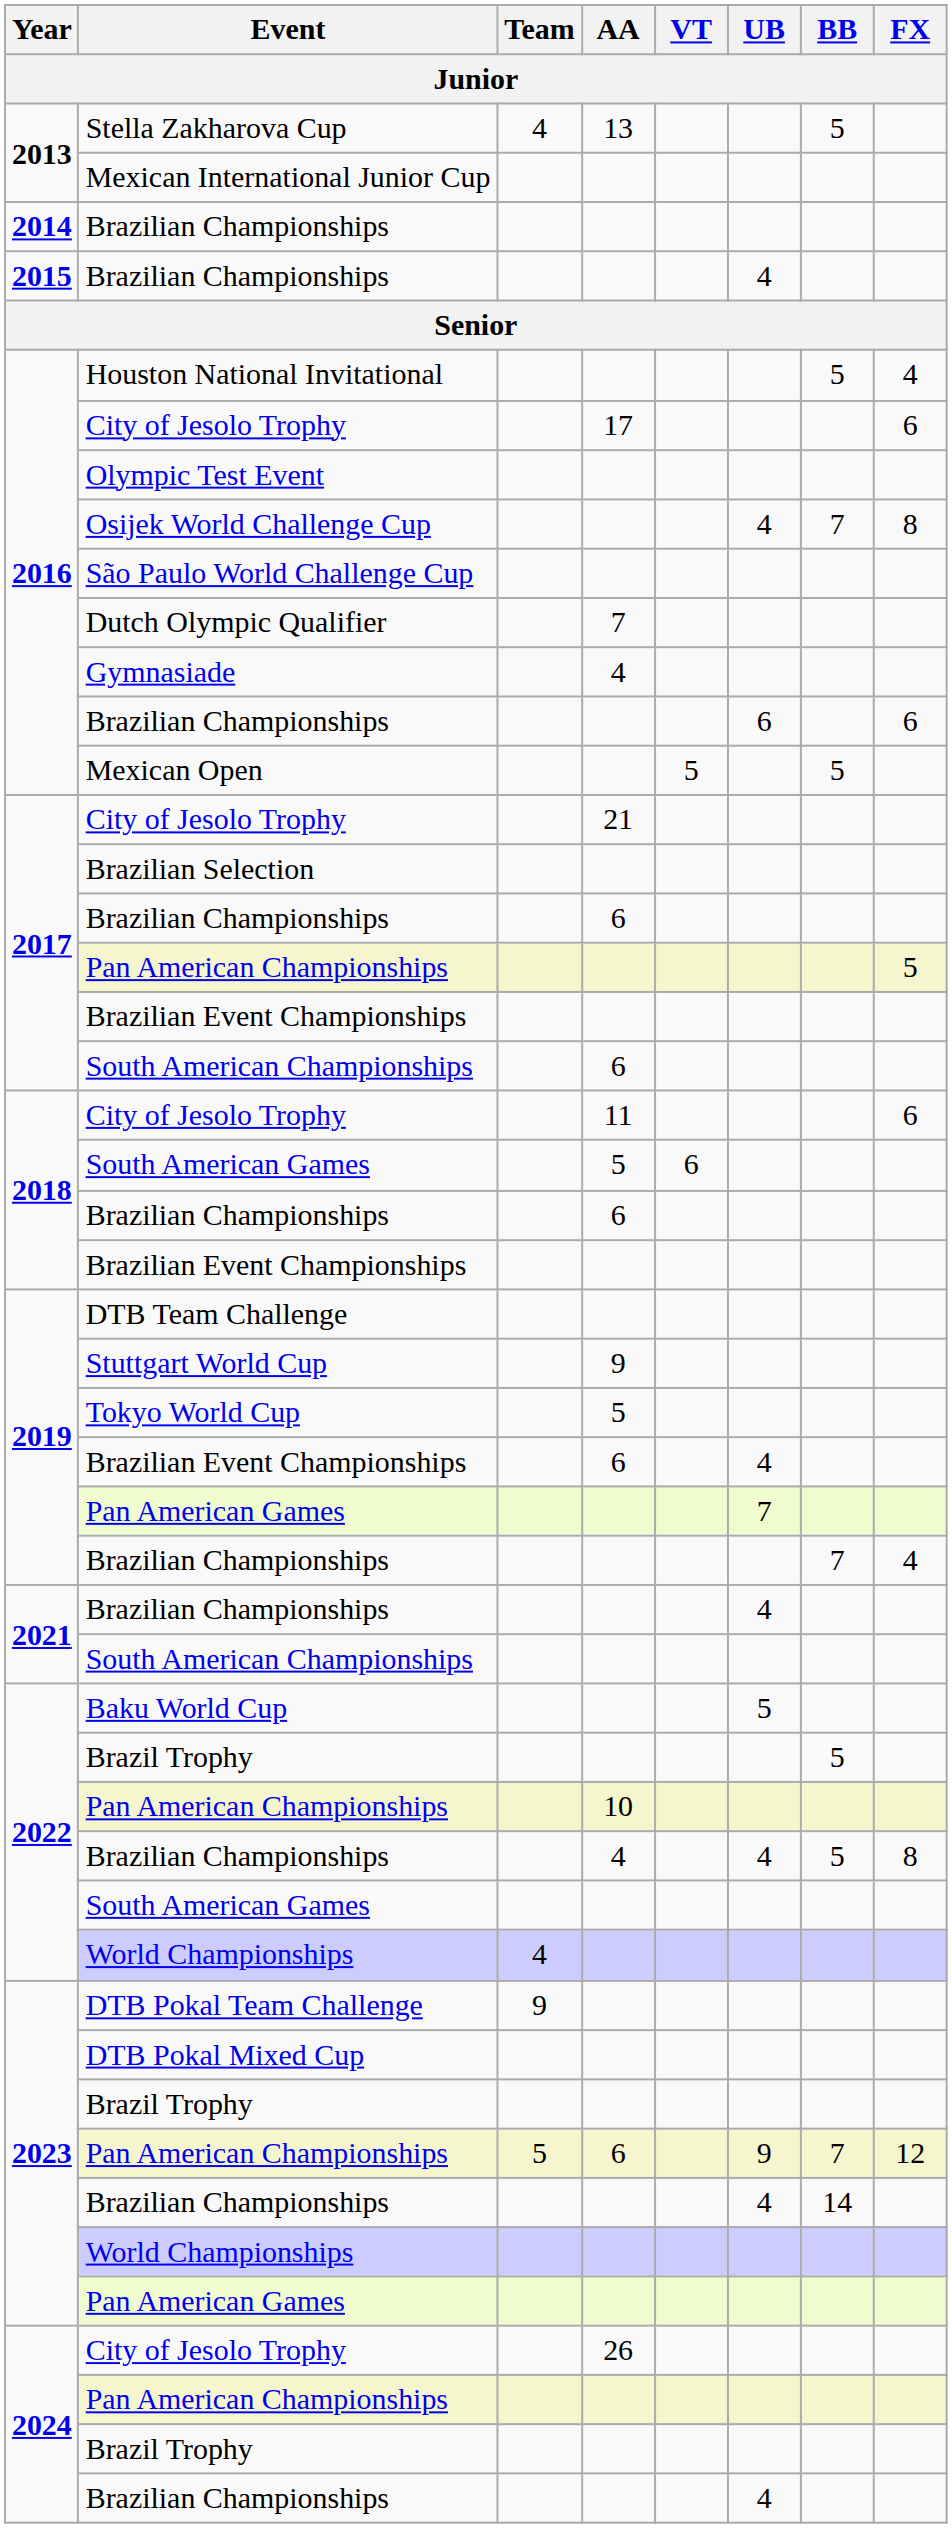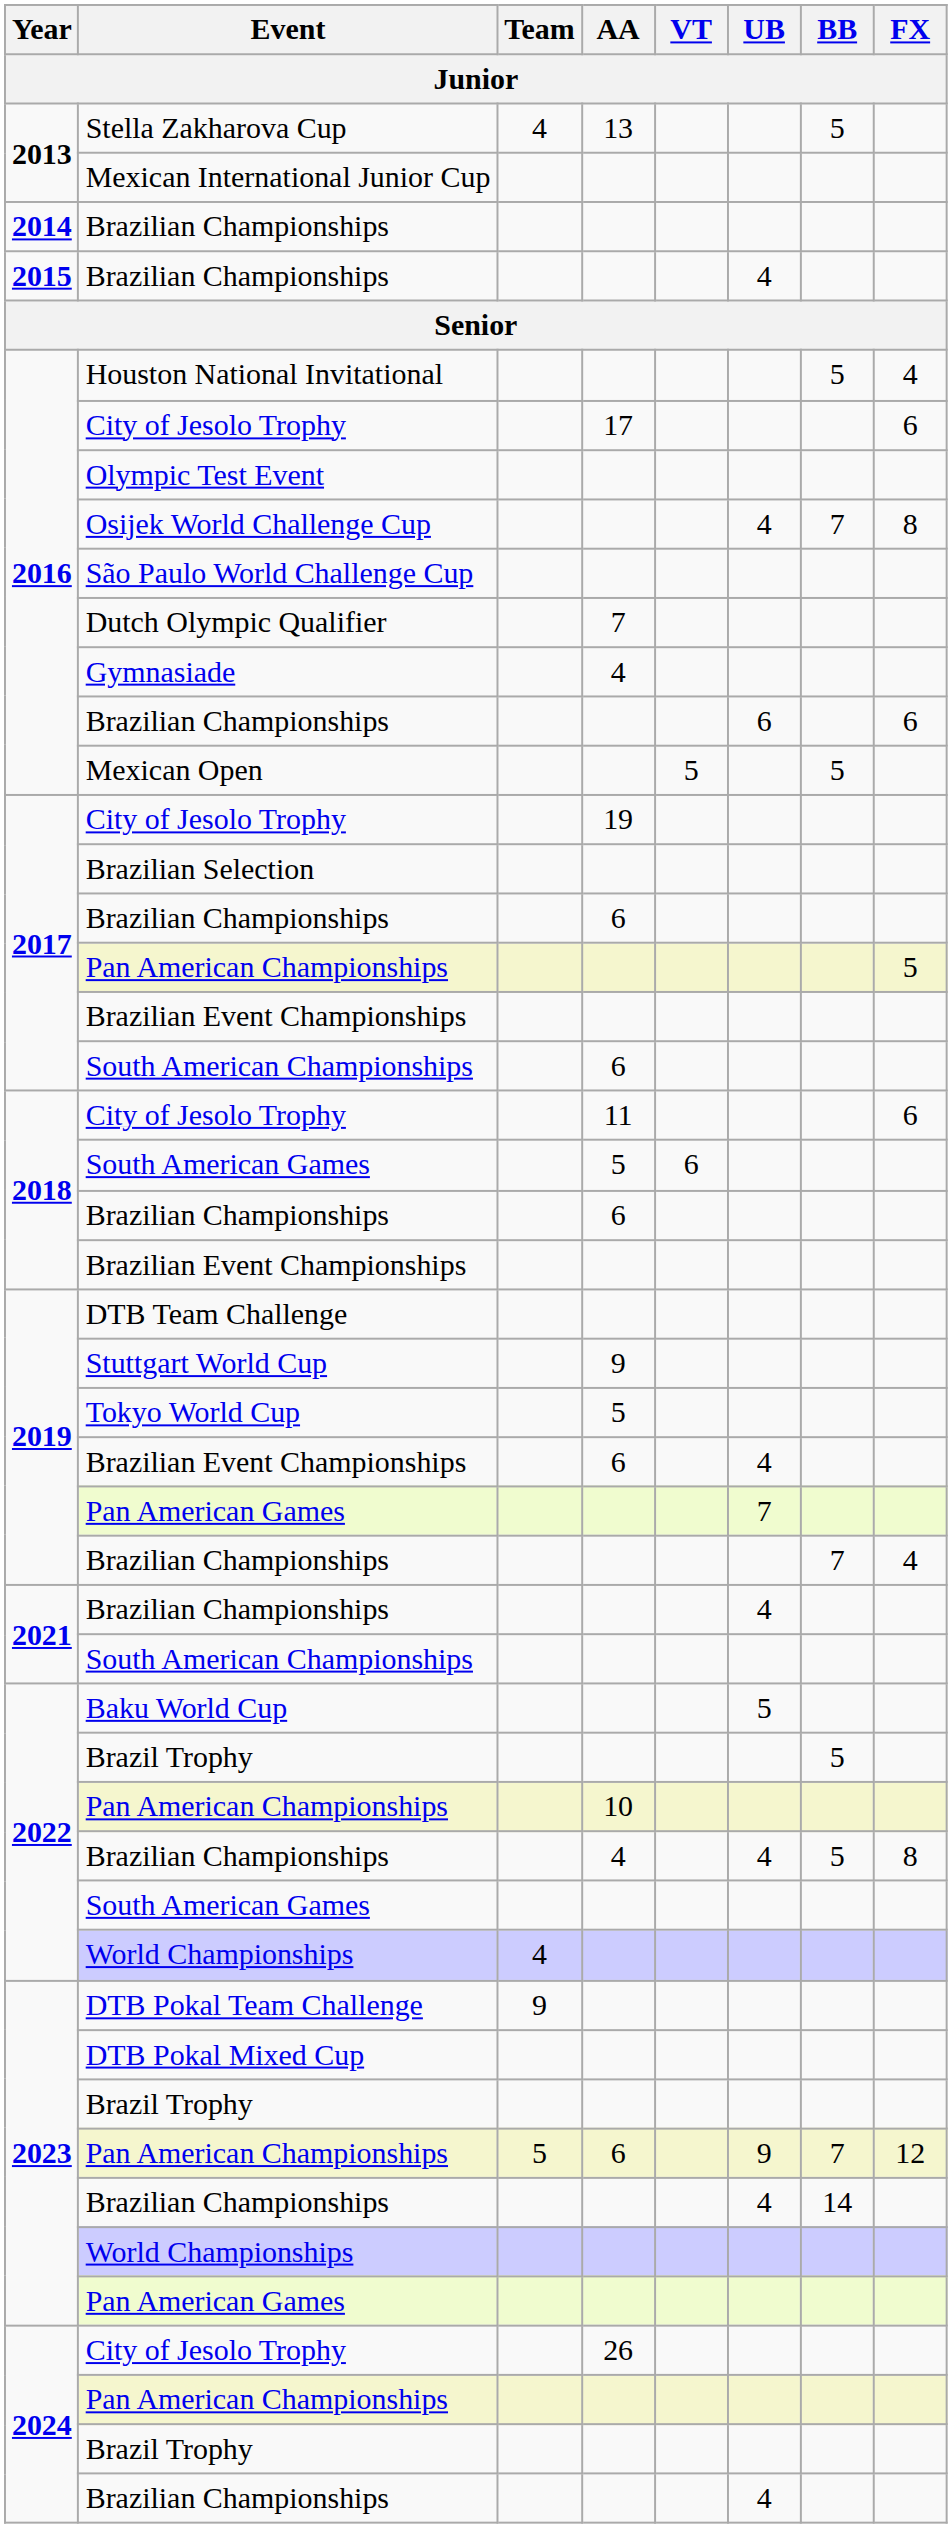(618, 819) 21 -> (618, 819) 19
